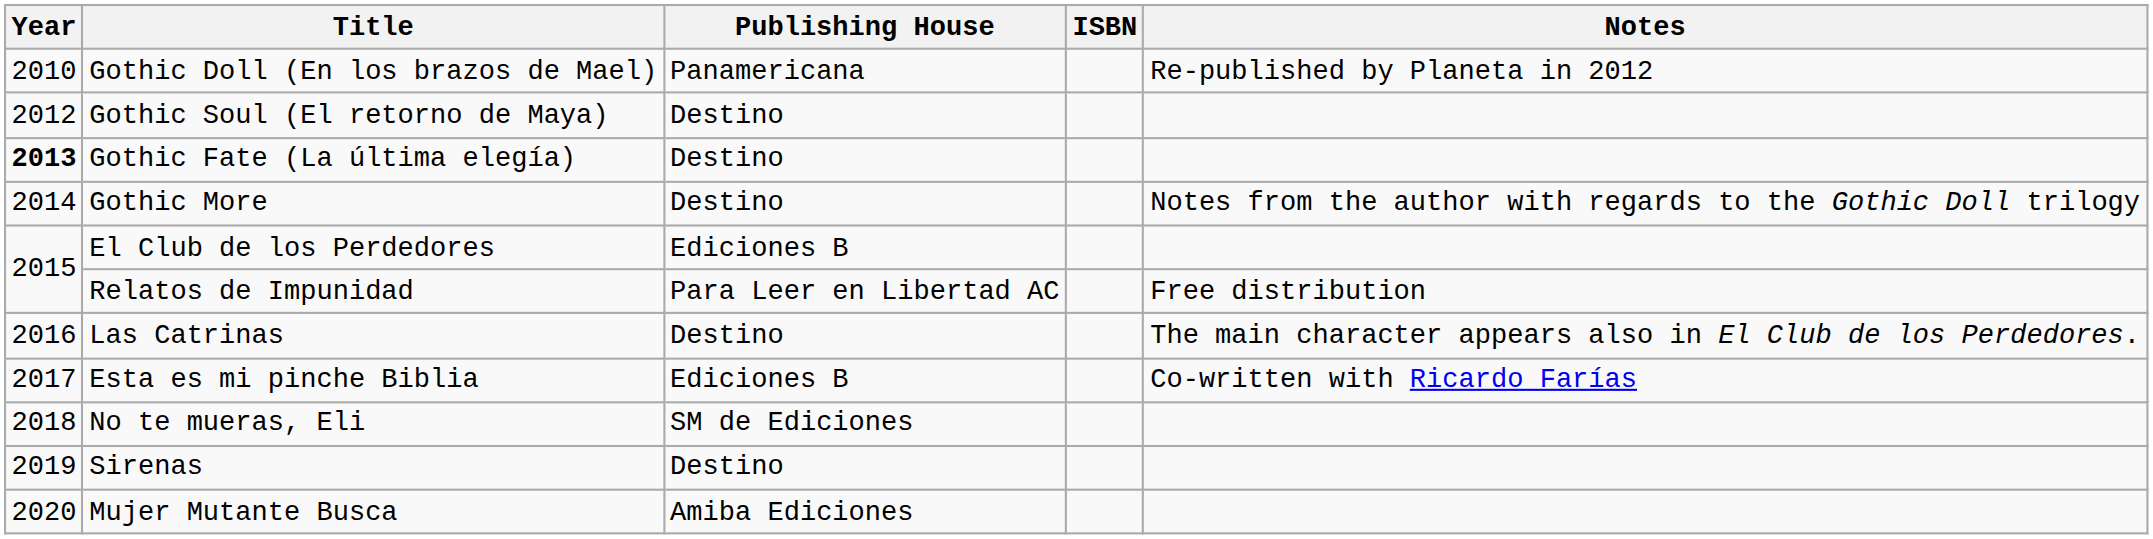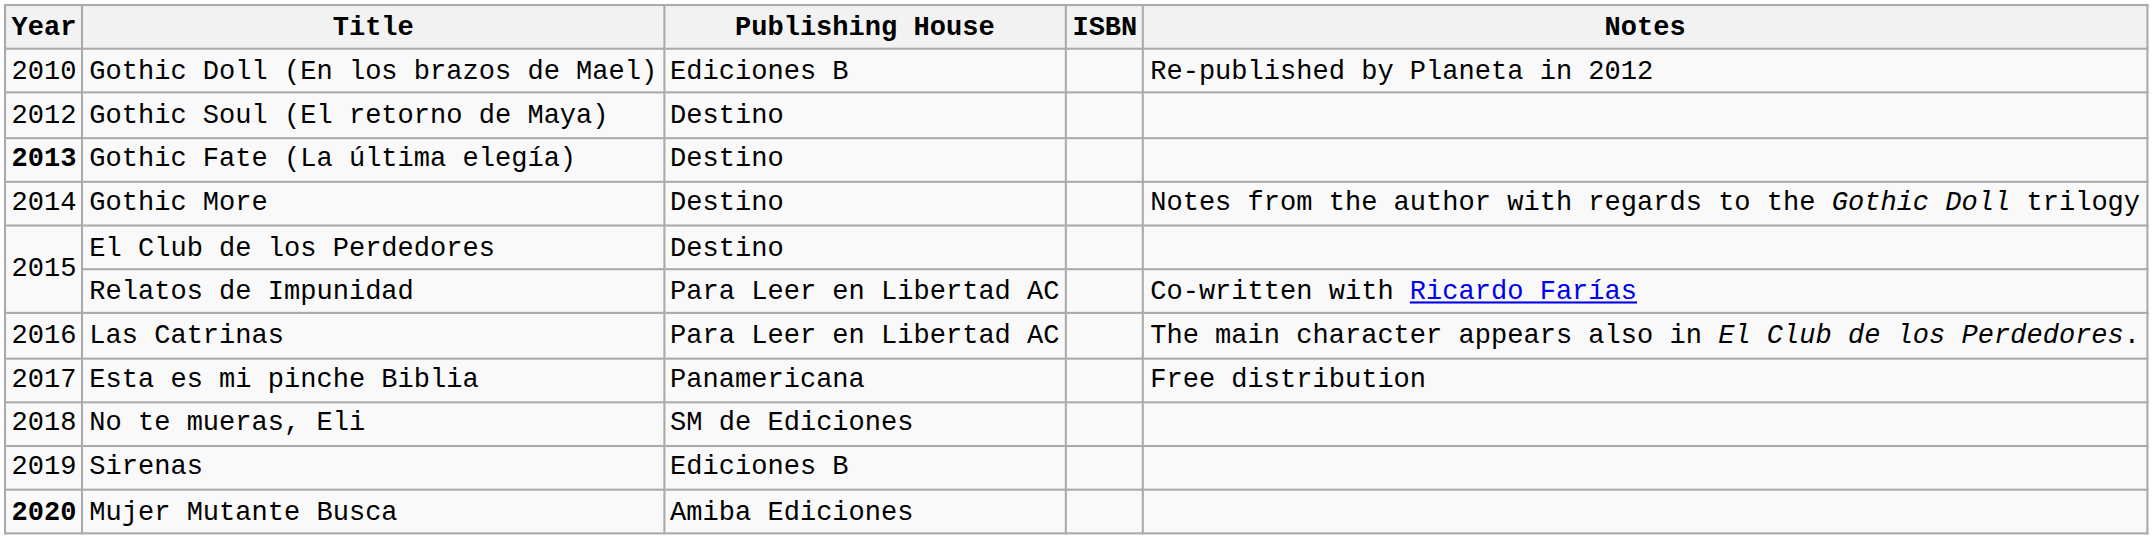(767, 71) Panamericana -> (759, 71) Ediciones B
(759, 247) Ediciones B -> (727, 247) Destino
(1288, 291) Free distribution -> (1394, 291) Co-written with Ricardo Farías
(727, 336) Destino -> (865, 336) Para Leer en Libertad AC
(759, 380) Ediciones B -> (767, 380) Panamericana
(1394, 380) Co-written with Ricardo Farías -> (1288, 380) Free distribution
(727, 468) Destino -> (759, 468) Ediciones B
(44, 512) normal -> (44, 512) bold
